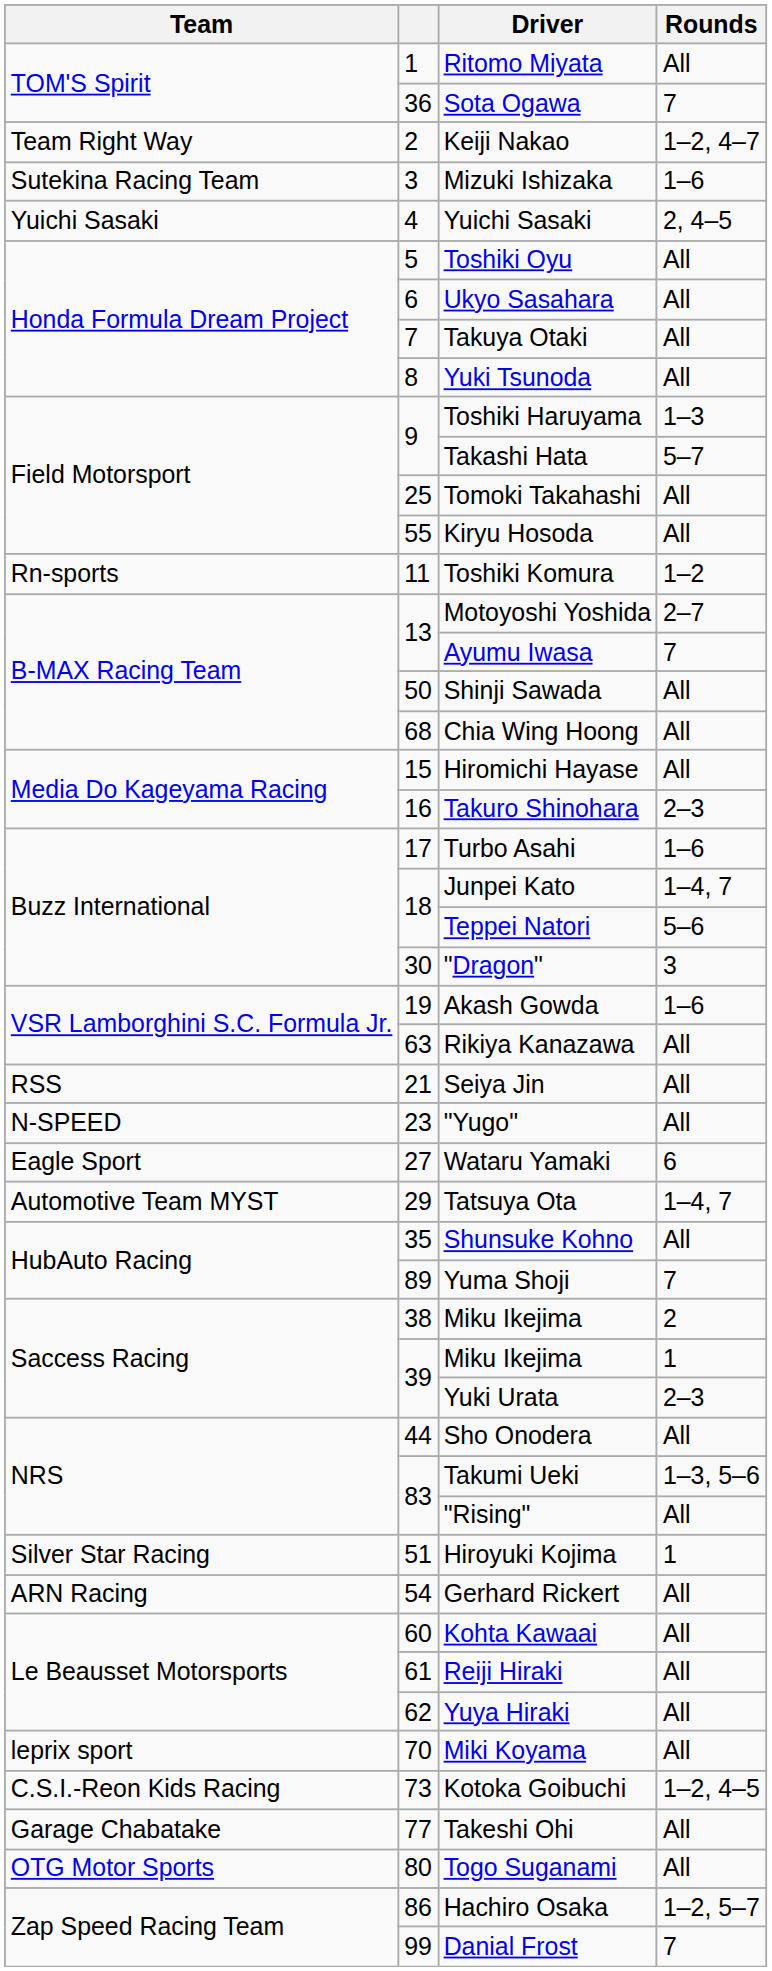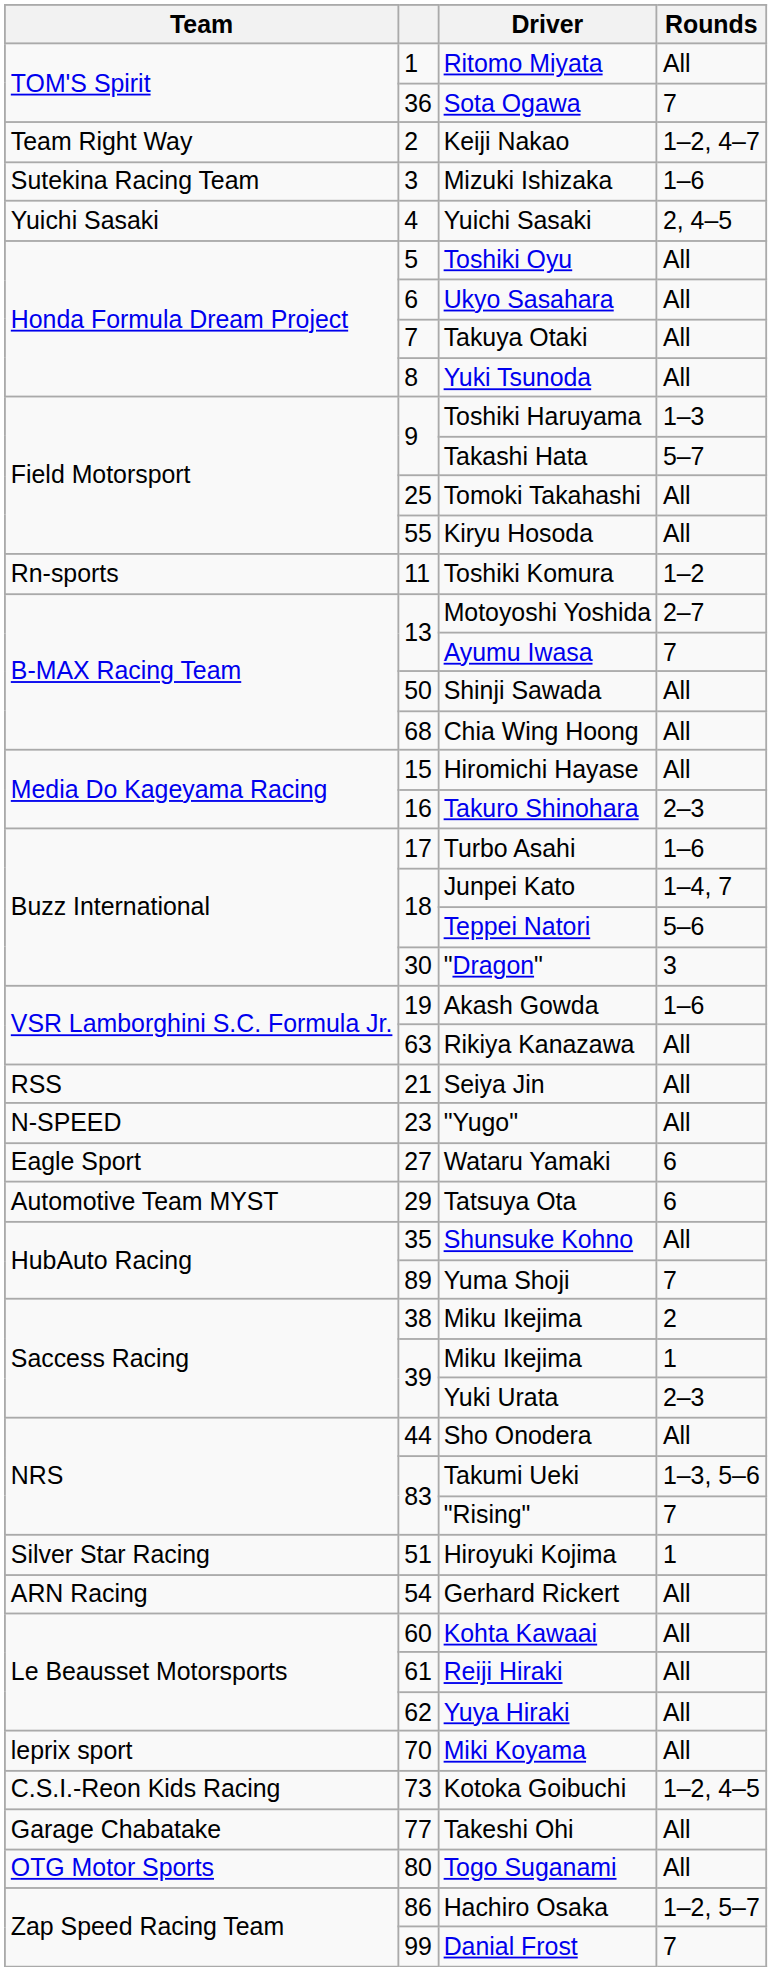(697, 1201) 1–4, 7 -> (670, 1201) 6
(677, 1515) All -> (670, 1515) 7
